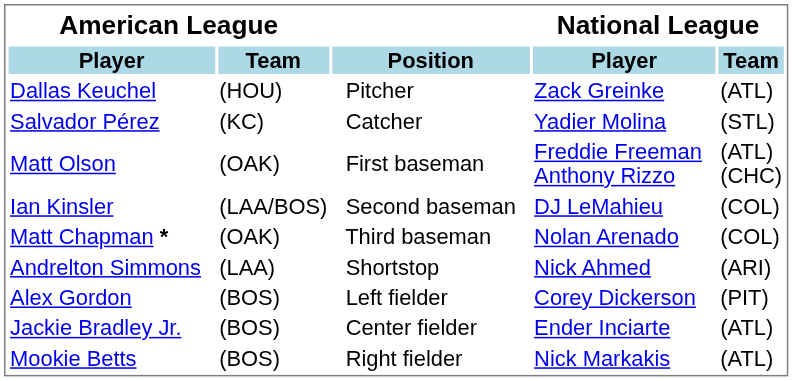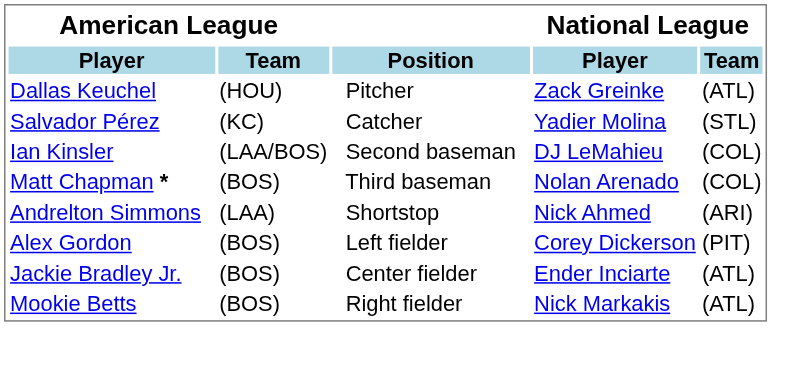- row: (63, 164)
(250, 237) (OAK) -> (250, 182) (BOS)
